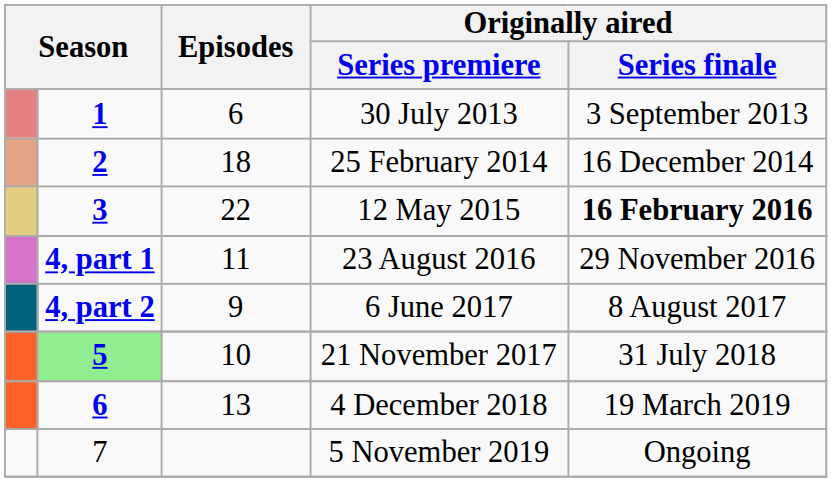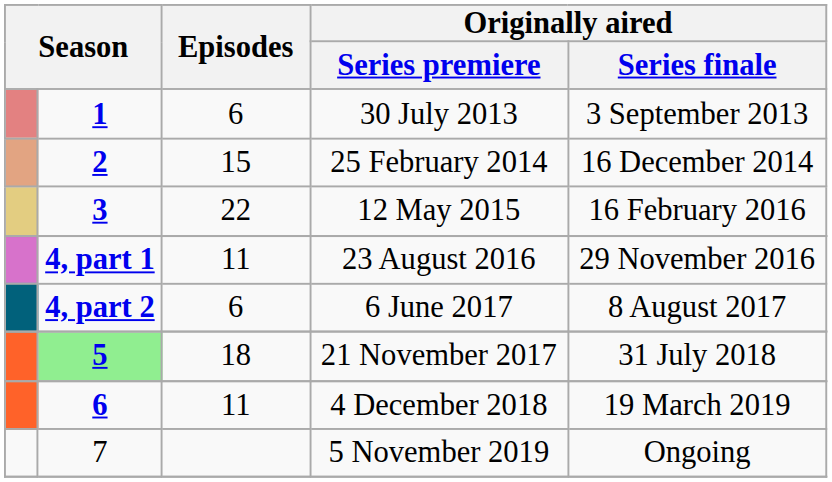(236, 161) 18 -> (236, 161) 15
(697, 210) bold -> (697, 210) normal
(236, 307) 9 -> (236, 307) 6
(236, 355) 10 -> (236, 355) 18
(236, 404) 13 -> (236, 404) 11
